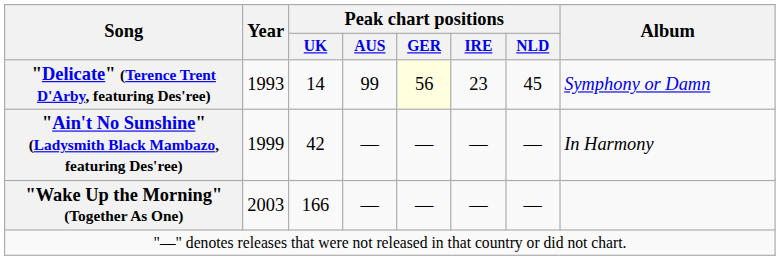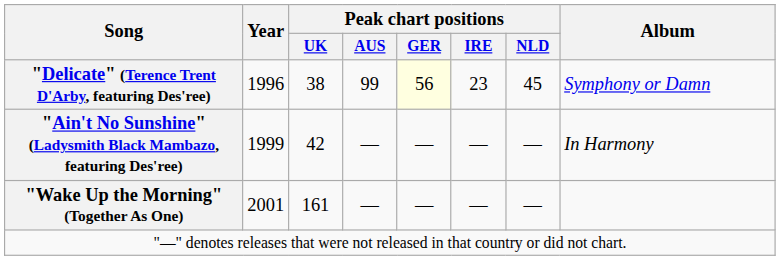(266, 84) 1993 -> (266, 84) 1996
(315, 84) 14 -> (315, 84) 38
(266, 204) 2003 -> (266, 204) 2001
(315, 204) 166 -> (315, 204) 161
